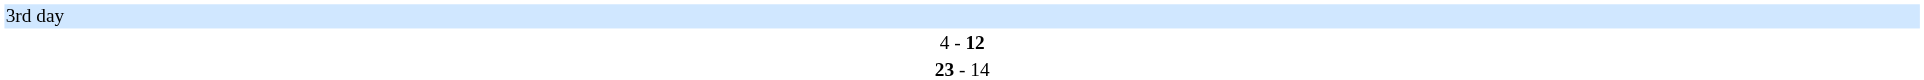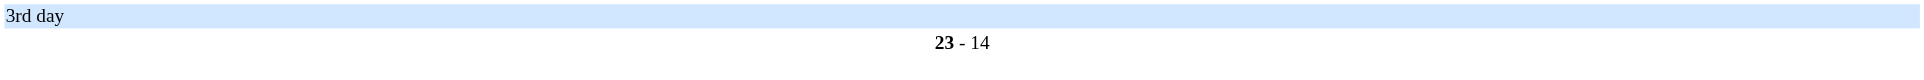- row: (962, 42)
